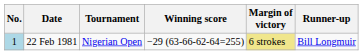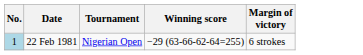- column: (327, 19)
(267, 41) khaki background -> (267, 41) no background
